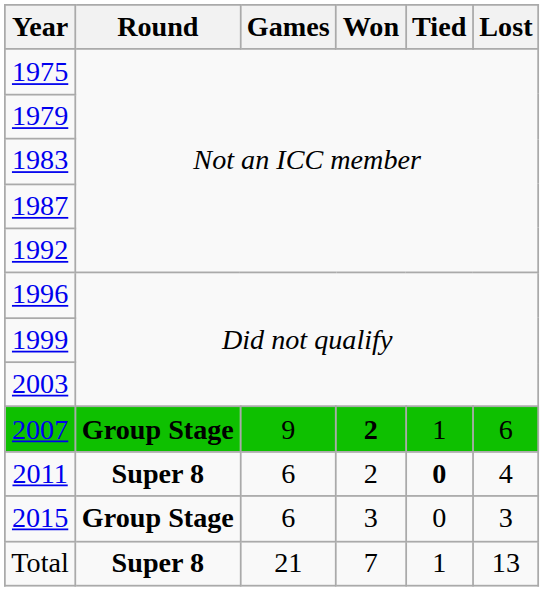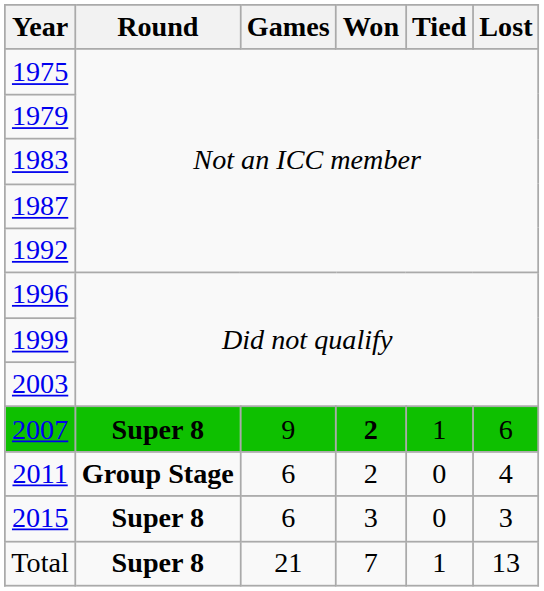(158, 428) Group Stage -> (158, 428) Super 8
(158, 473) Super 8 -> (158, 473) Group Stage
(439, 473) bold -> (439, 473) normal
(158, 518) Group Stage -> (158, 518) Super 8
